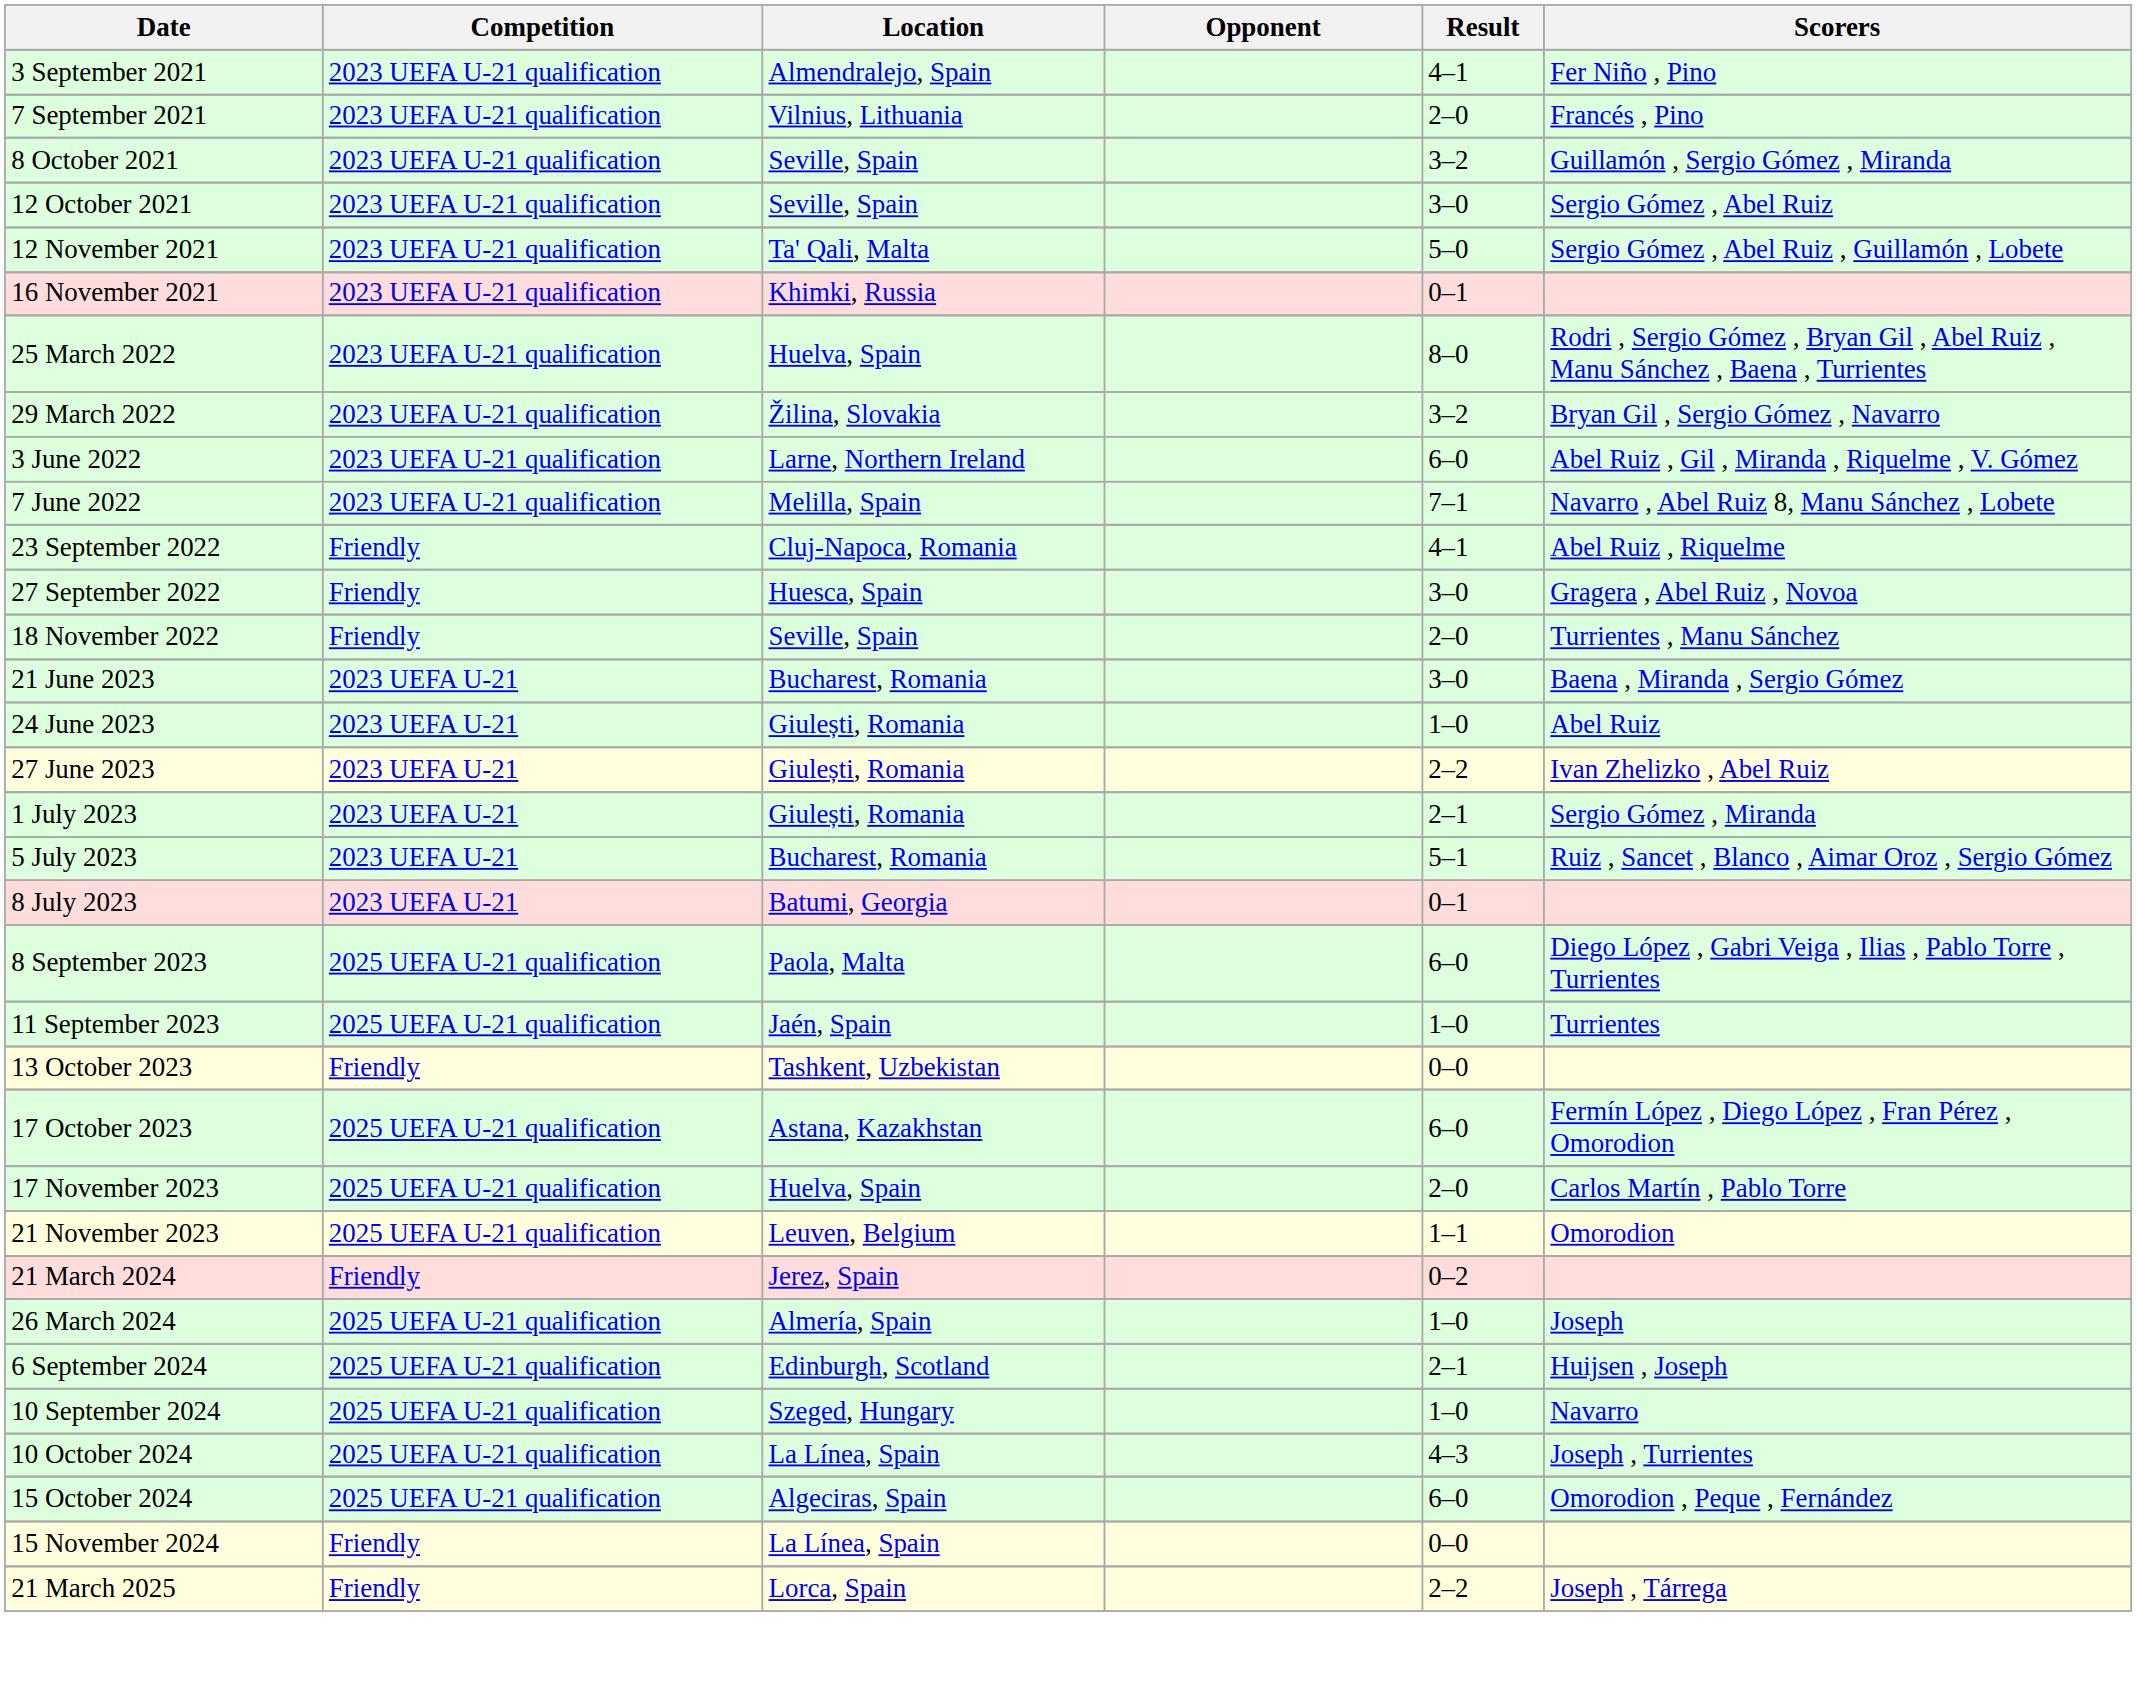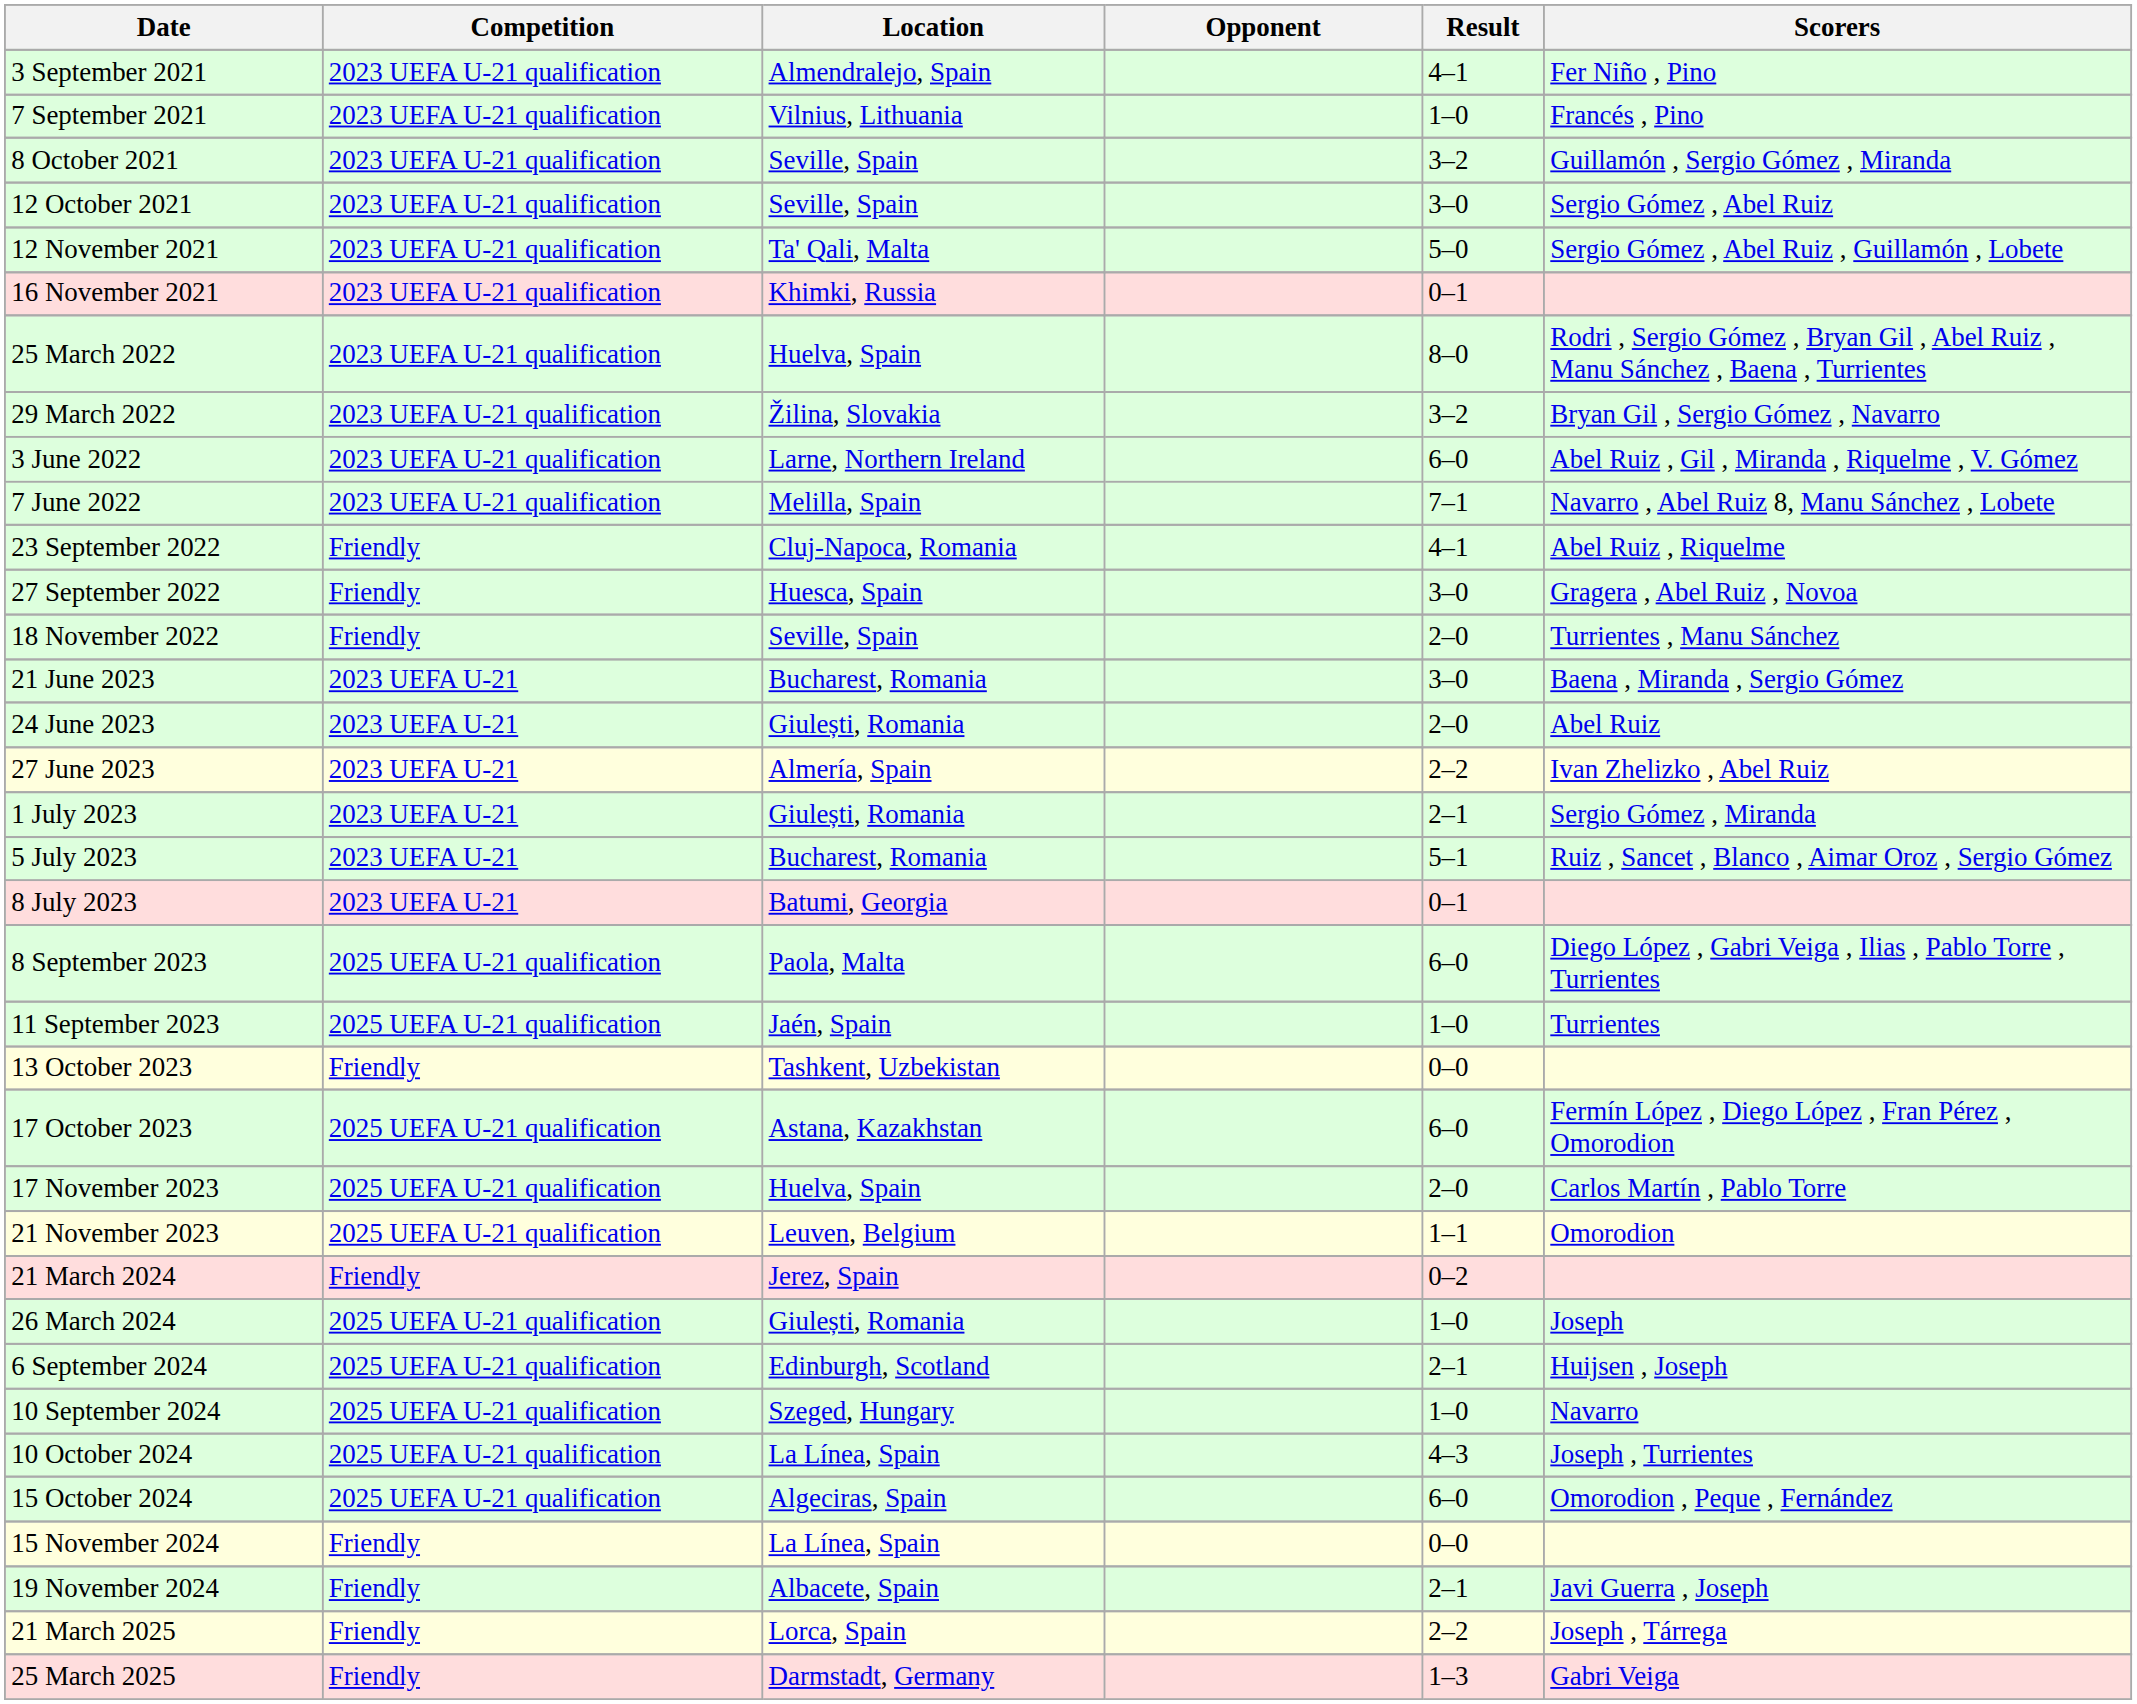(1448, 115) 2–0 -> (1448, 115) 1–0
(1448, 725) 1–0 -> (1448, 725) 2–0
(867, 769) Giulești, Romania -> (850, 769) Almería, Spain
(850, 1321) Almería, Spain -> (867, 1321) Giulești, Romania
+ row: (115, 1588)
+ row: (93, 1676)
